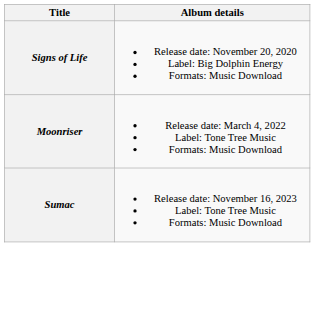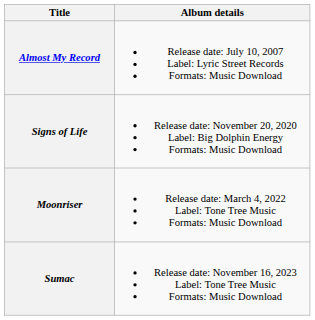+ row: (60, 58)
